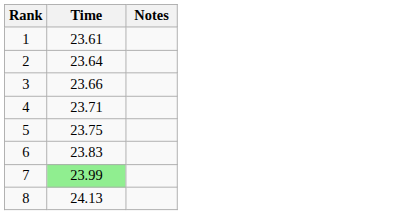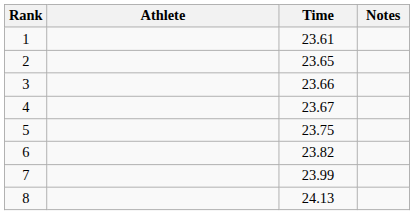+ column: (163, 15)
(86, 61) 23.64 -> (318, 61) 23.65
(86, 107) 23.71 -> (318, 107) 23.67
(86, 152) 23.83 -> (318, 152) 23.82
(86, 175) lightgreen background -> (318, 175) no background
